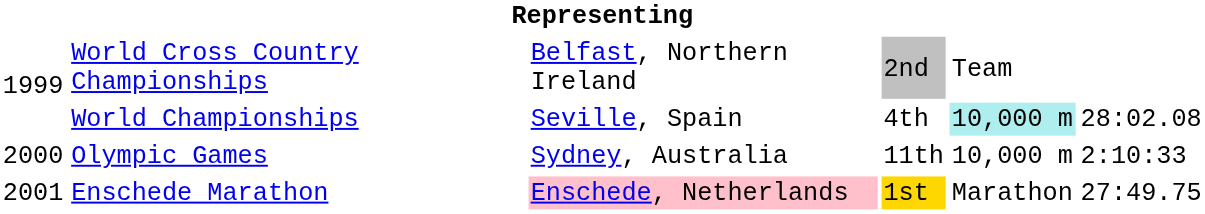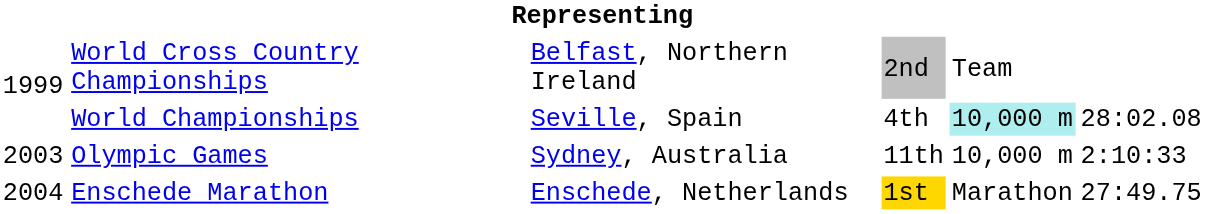(33, 156) 2000 -> (33, 156) 2003
(33, 193) 2001 -> (33, 193) 2004
(690, 193) pink background -> (690, 193) no background
